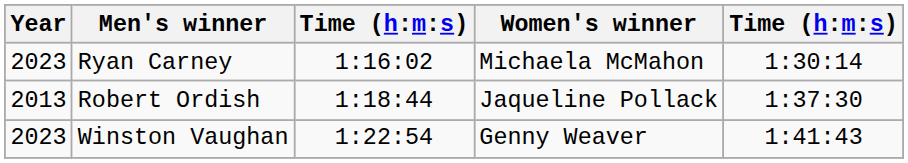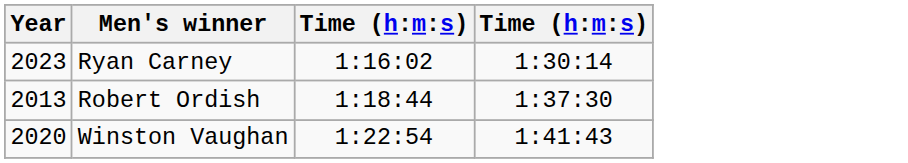- column: (599, 24)
(39, 138) 2023 -> (39, 138) 2020
